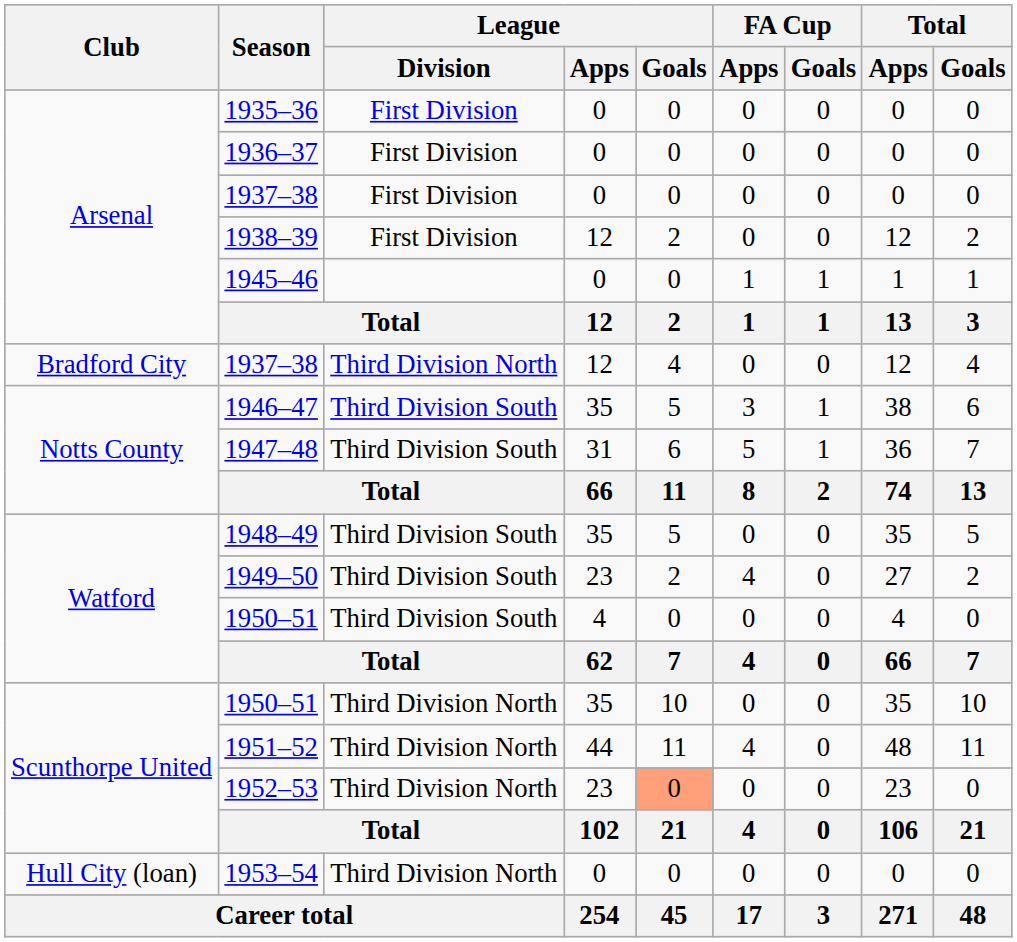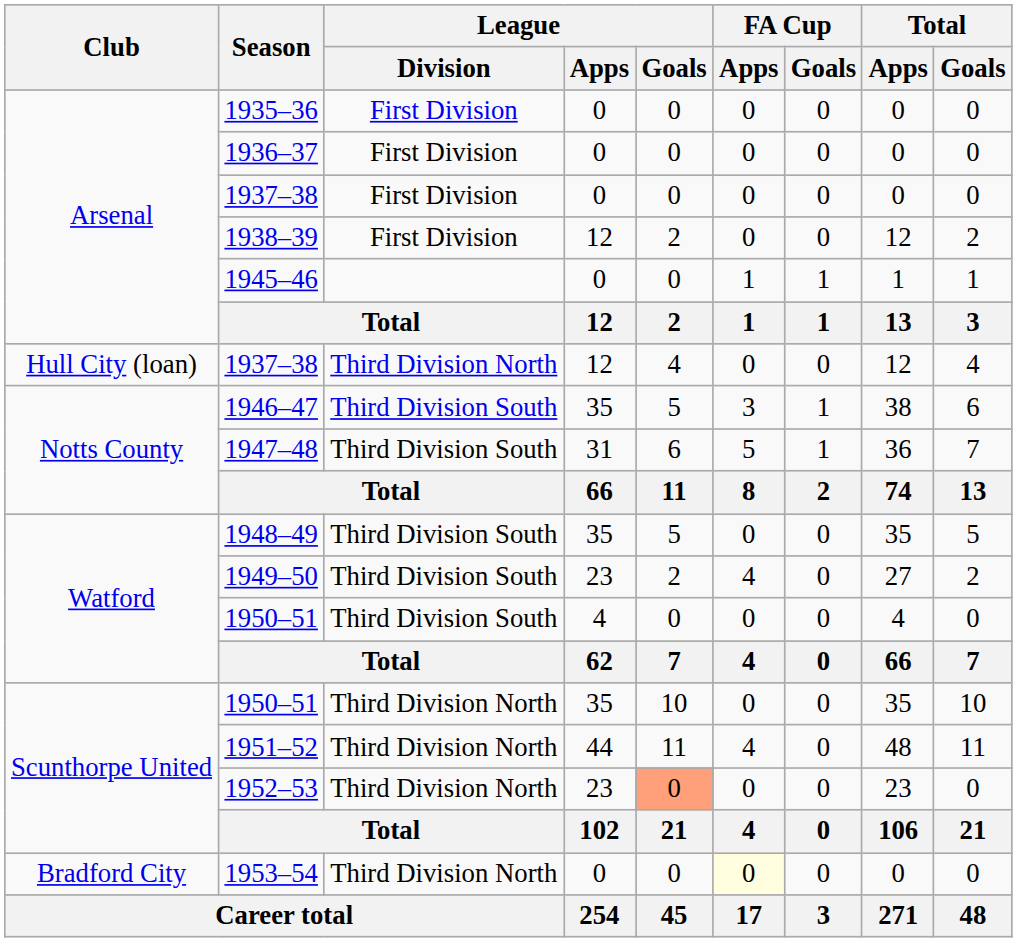(112, 364) Bradford City -> (112, 364) Hull City (loan)
(112, 873) Hull City (loan) -> (112, 873) Bradford City
(749, 873) no background -> (749, 873) lightyellow background
